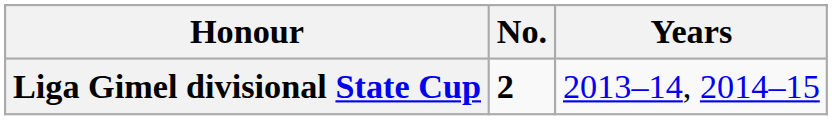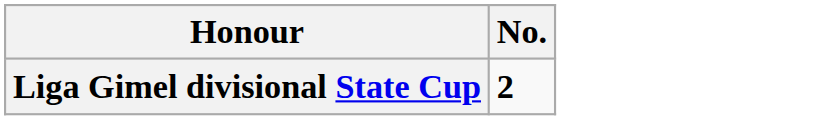- column: (691, 31)
